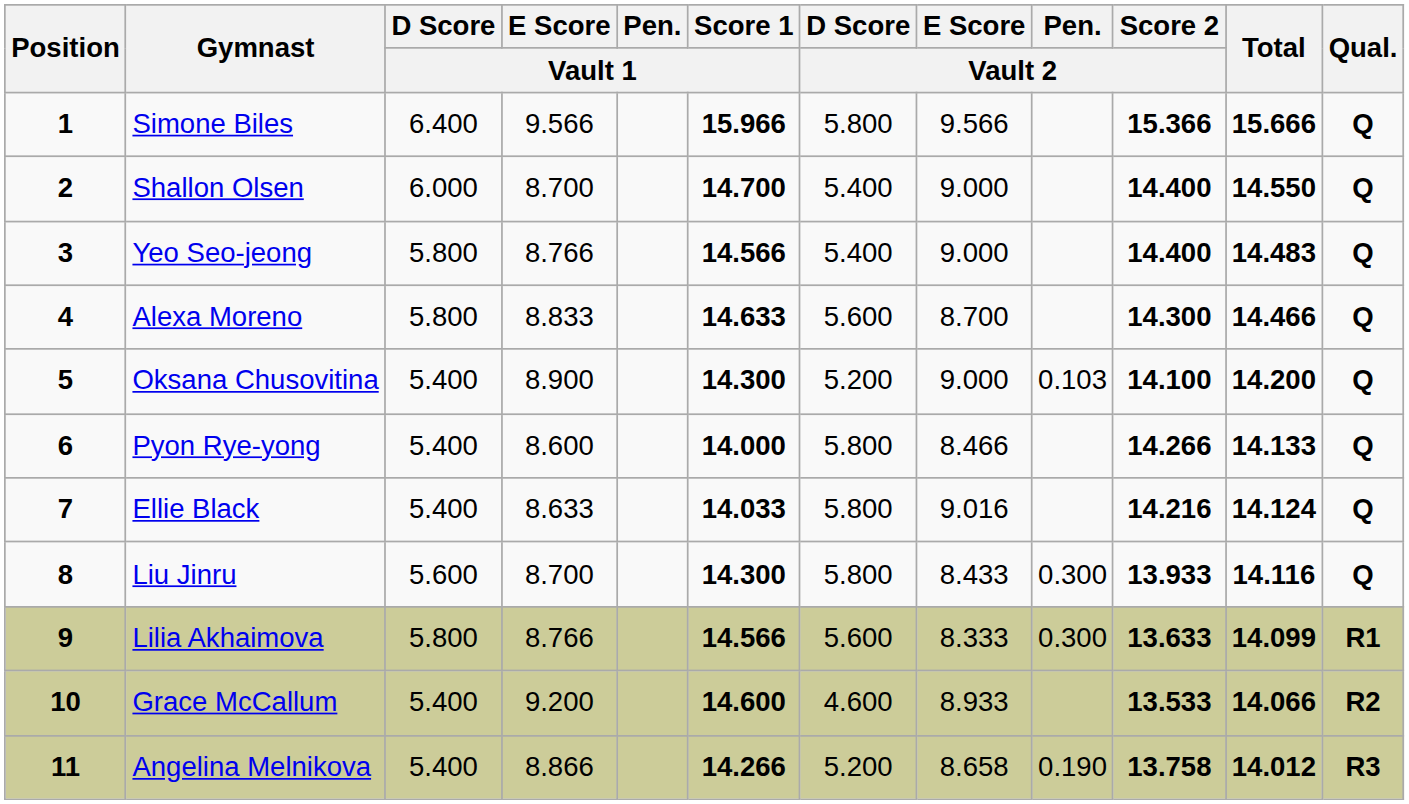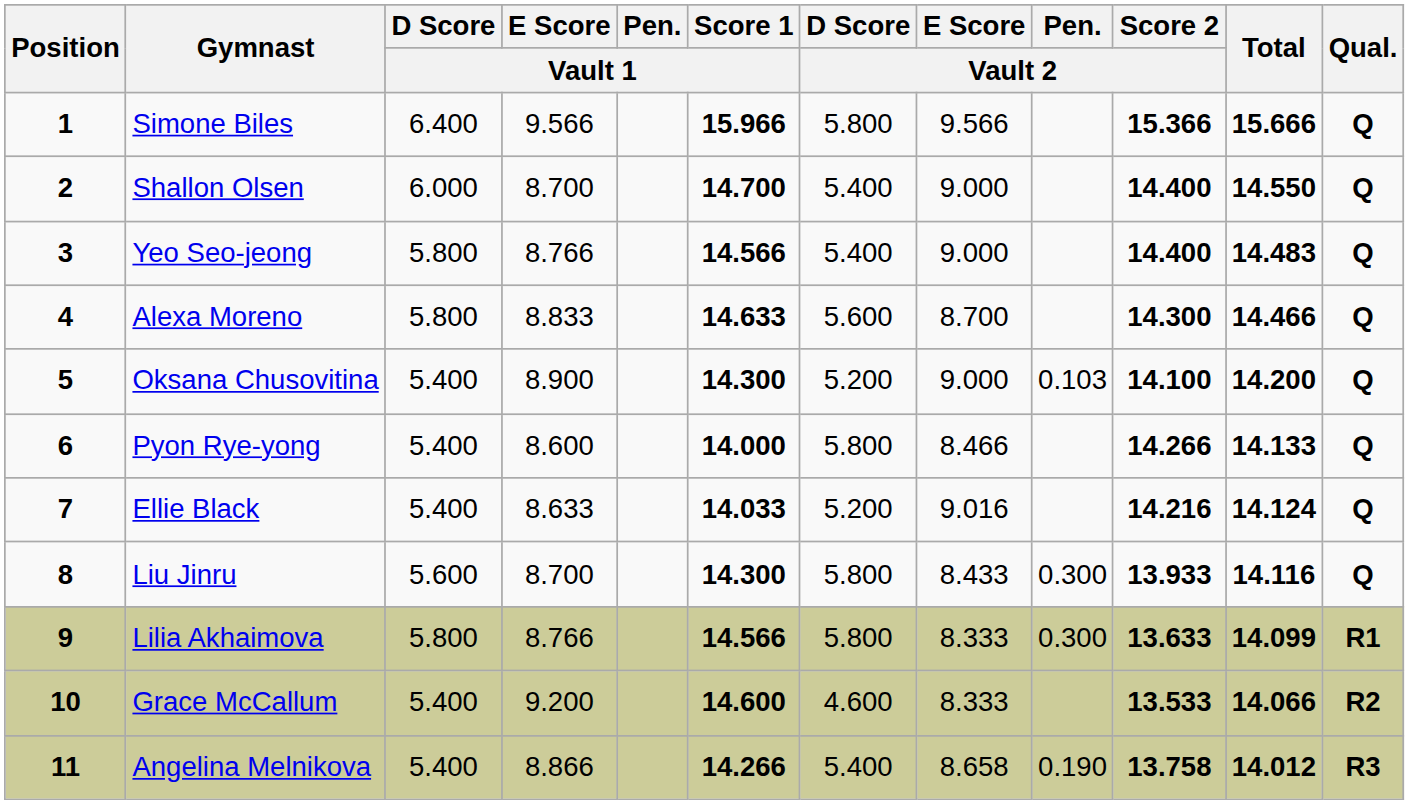(858, 509) 5.800 -> (858, 509) 5.200
(858, 638) 5.600 -> (858, 638) 5.800
(974, 702) 8.933 -> (974, 702) 8.333
(858, 766) 5.200 -> (858, 766) 5.400
